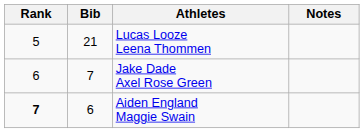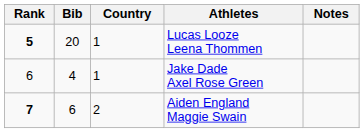+ column: (127, 14)
(36, 41) normal -> (29, 41) bold
(90, 41) 21 -> (72, 41) 20
(90, 75) 7 -> (72, 75) 4
